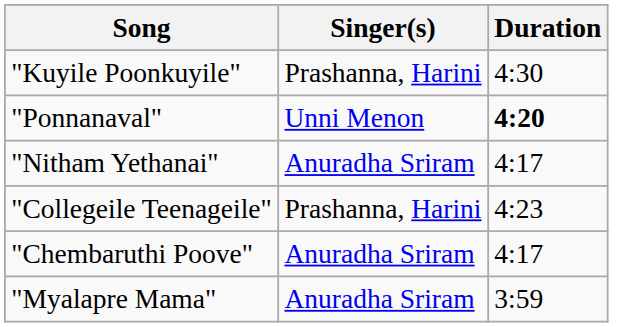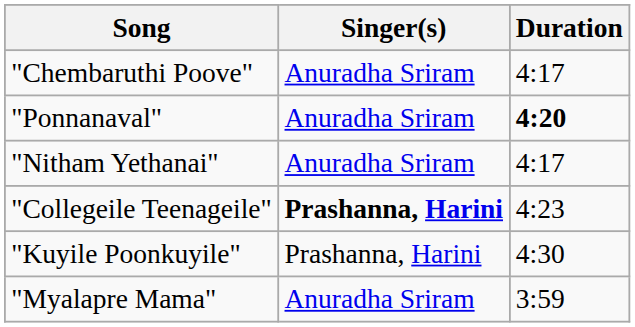rows swapped: (126, 72) <-> (132, 254)
(354, 118) Unni Menon -> (380, 118) Anuradha Sriram
(383, 208) normal -> (394, 208) bold
